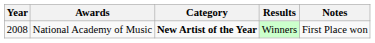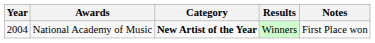(17, 29) 2008 -> (17, 29) 2004
